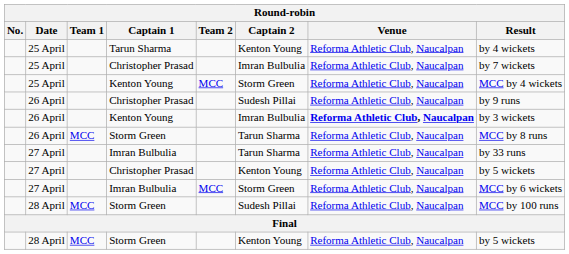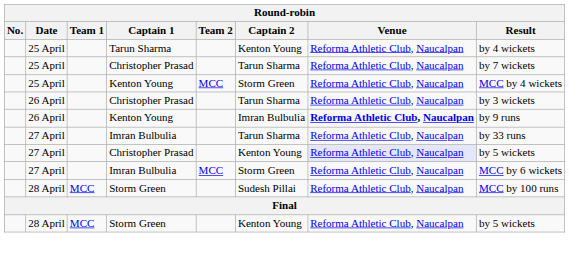(271, 65) Imran Bulbulia -> (269, 65) Tarun Sharma
(267, 100) Sudesh Pillai -> (269, 100) Tarun Sharma
(500, 100) by 9 runs -> (507, 100) by 3 wickets
(507, 118) by 3 wickets -> (500, 118) by 9 runs
- row: (46, 135)
(387, 170) no background -> (387, 153) lavender background
